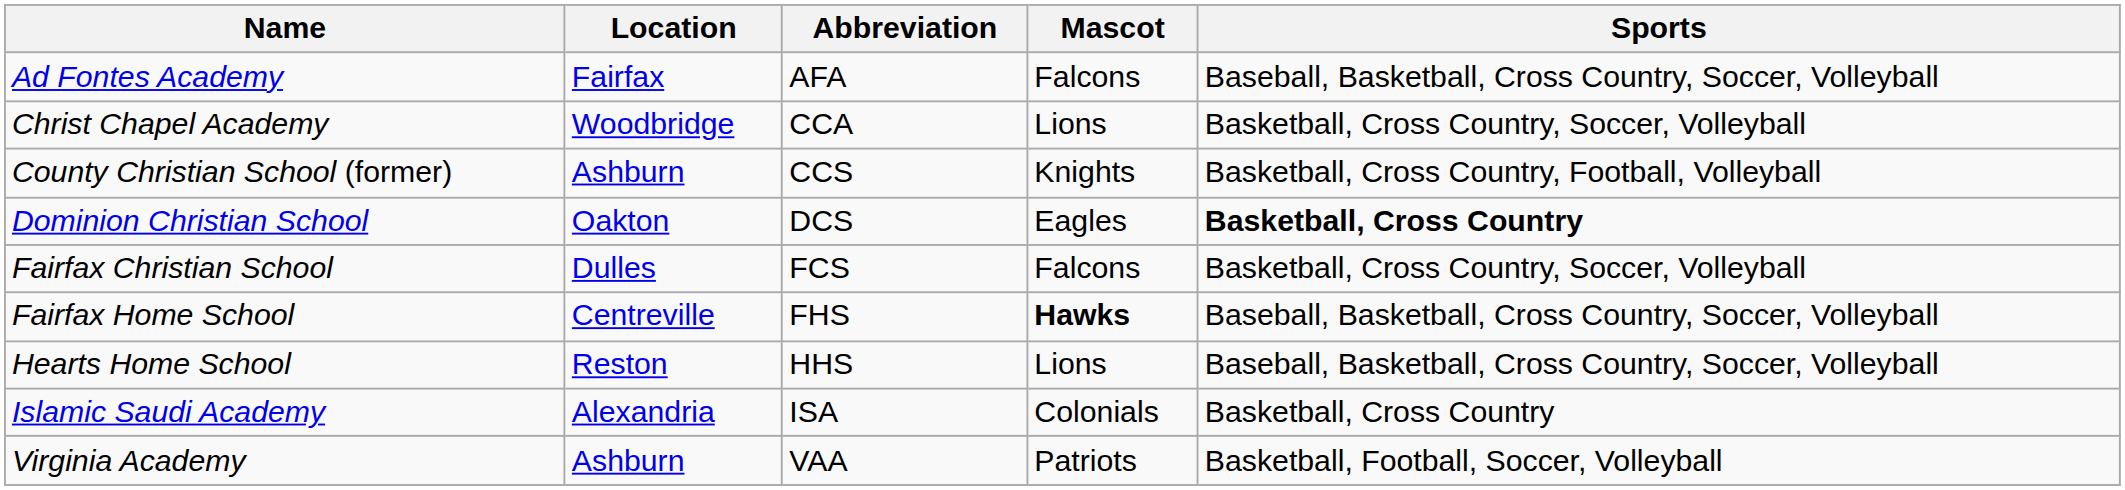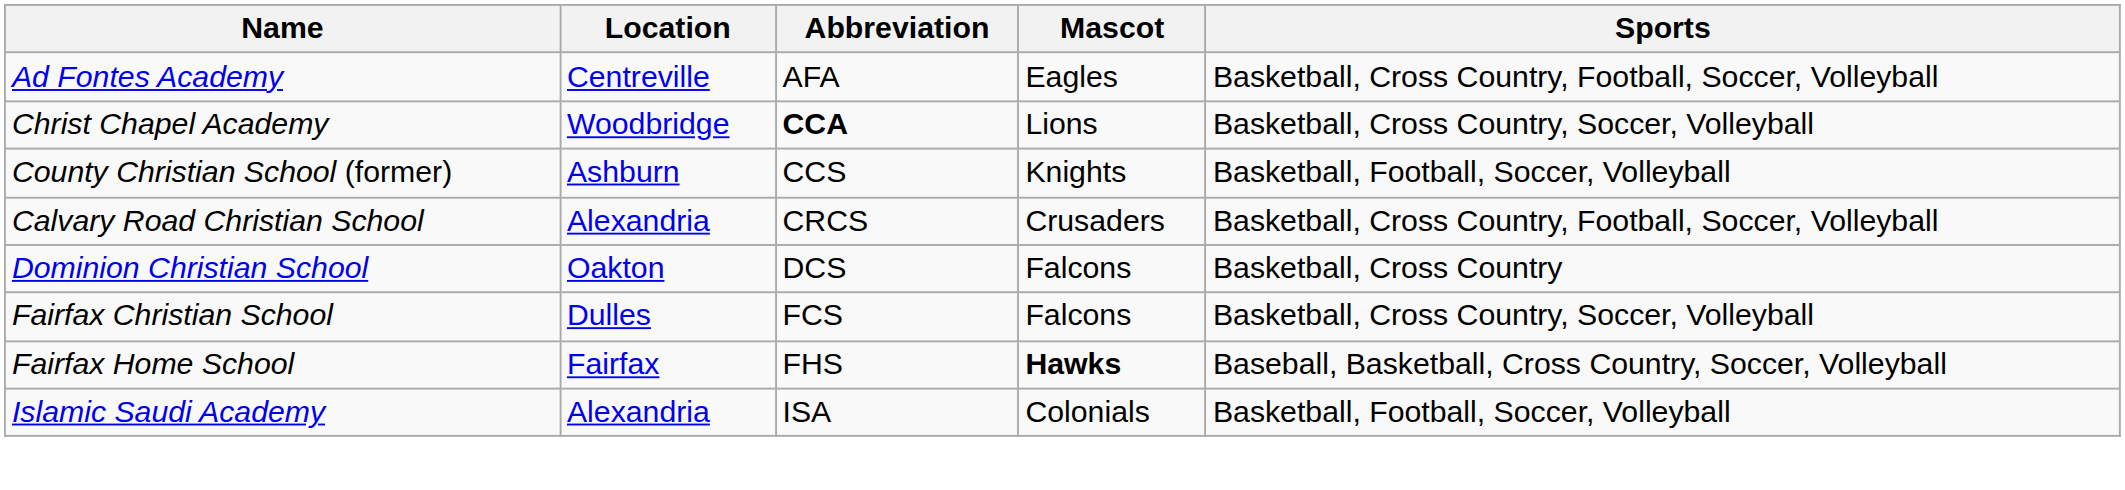(618, 76) Fairfax -> (638, 76) Centreville
(1087, 76) Falcons -> (1072, 76) Eagles
(1572, 76) Baseball, Basketball, Cross Country, Soccer, Volleyball -> (1576, 76) Basketball, Cross Country, Football, Soccer, Volleyball
(821, 124) normal -> (815, 124) bold
(1513, 172) Basketball, Cross Country, Football, Volleyball -> (1472, 172) Basketball, Football, Soccer, Volleyball
+ row: (218, 220)
(1081, 220) Eagles -> (1078, 268) Falcons
(1394, 220) bold -> (1388, 268) normal
(643, 316) Centreville -> (613, 364) Fairfax
- row: (151, 364)
(1380, 412) Basketball, Cross Country -> (1472, 412) Basketball, Football, Soccer, Volleyball
- row: (129, 460)
